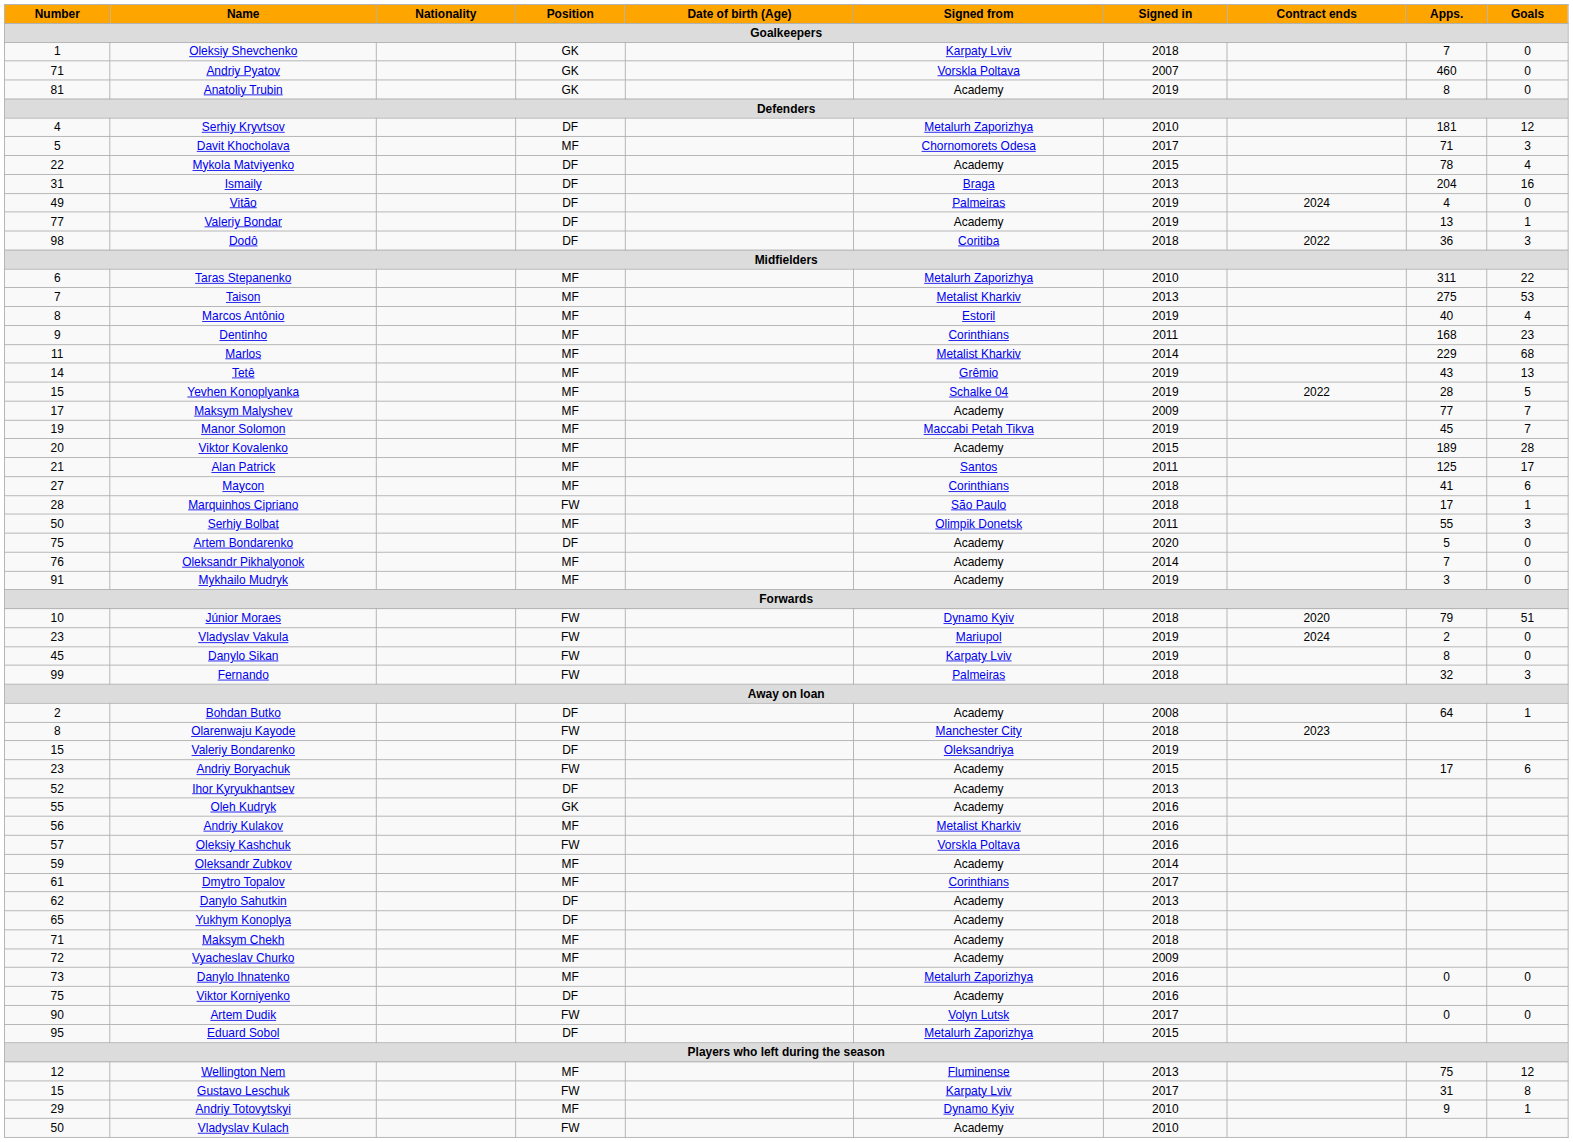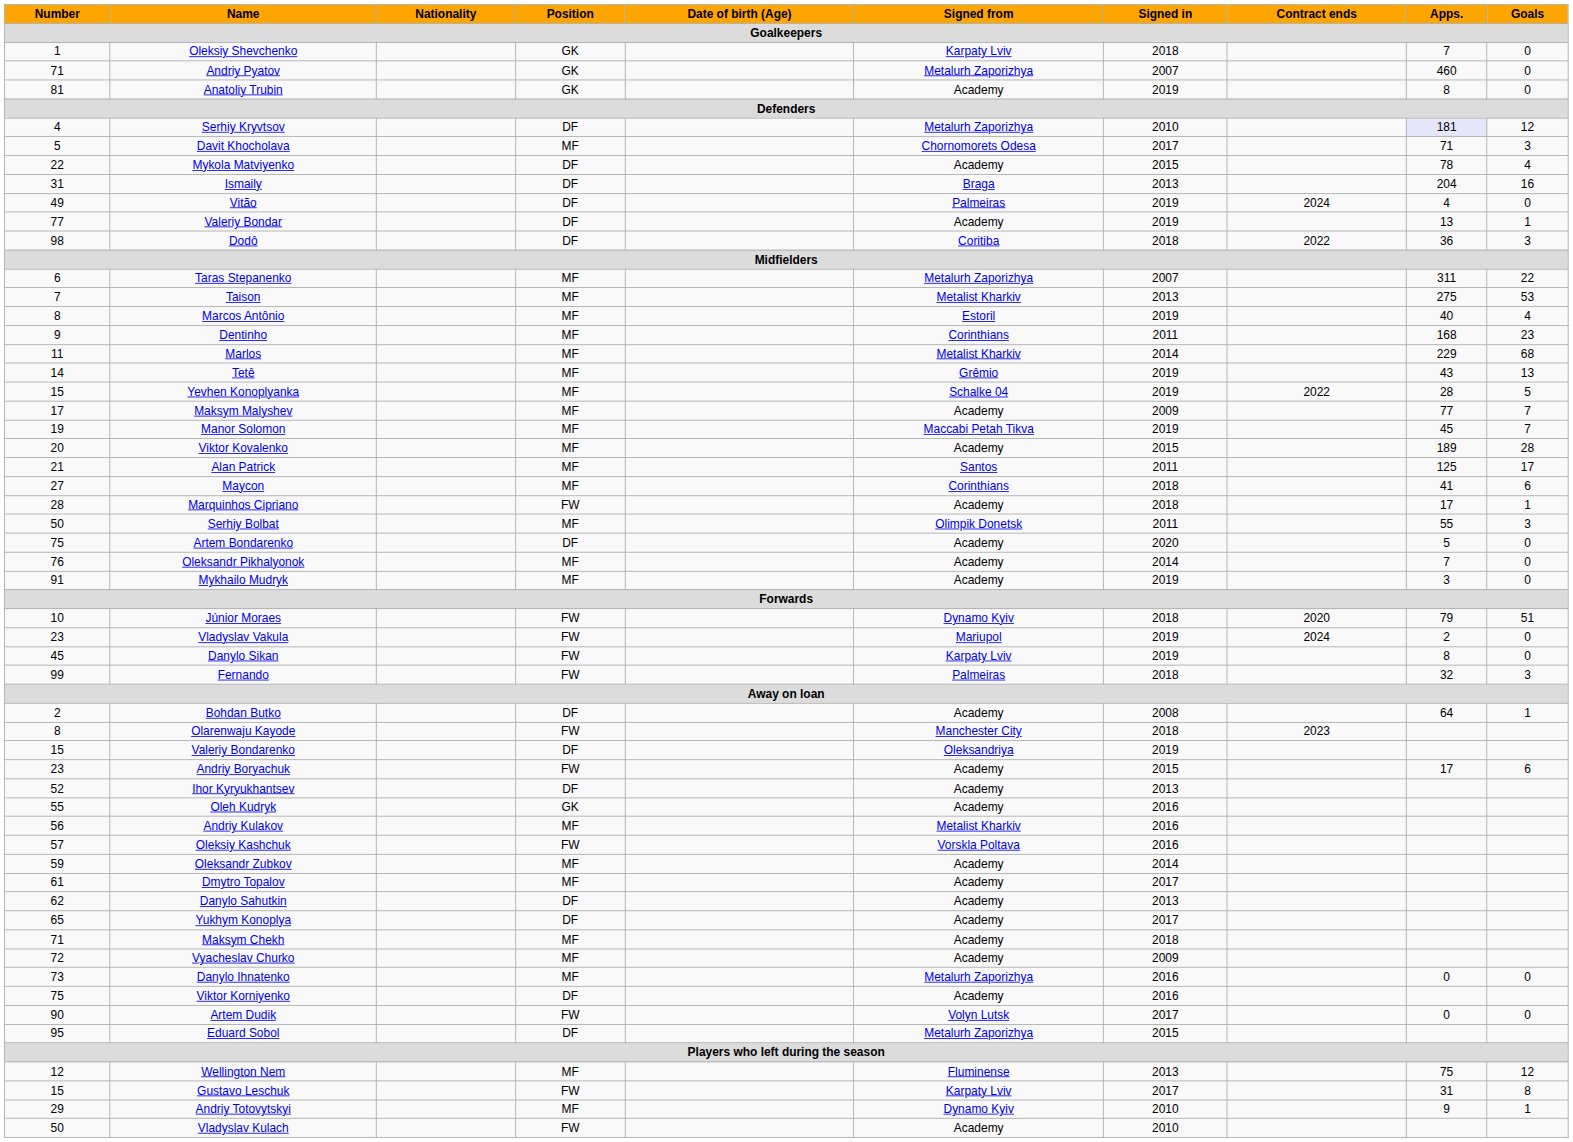(979, 71) Vorskla Poltava -> (979, 71) Metalurh Zaporizhya
(1447, 128) no background -> (1447, 128) lavender background
(1165, 279) 2010 -> (1165, 279) 2007
(979, 505) São Paulo -> (979, 505) Academy
(979, 883) Corinthians -> (979, 883) Academy
(1165, 921) 2018 -> (1165, 921) 2017
